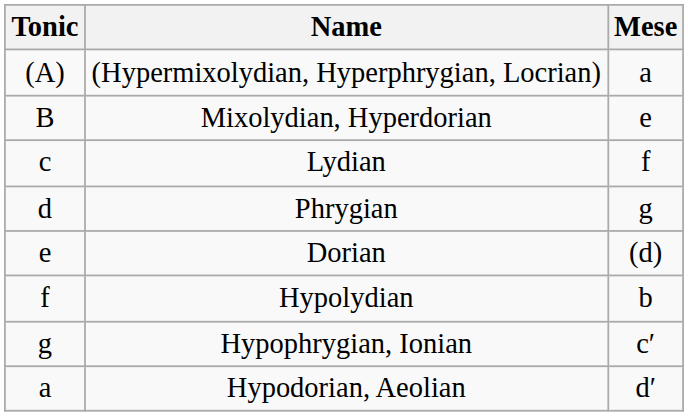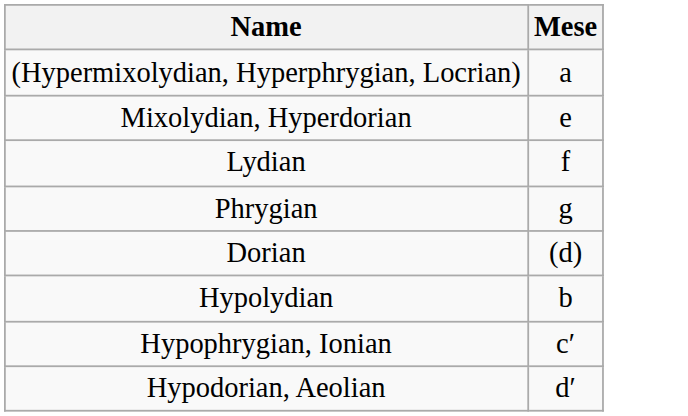- column: (45, 27)
